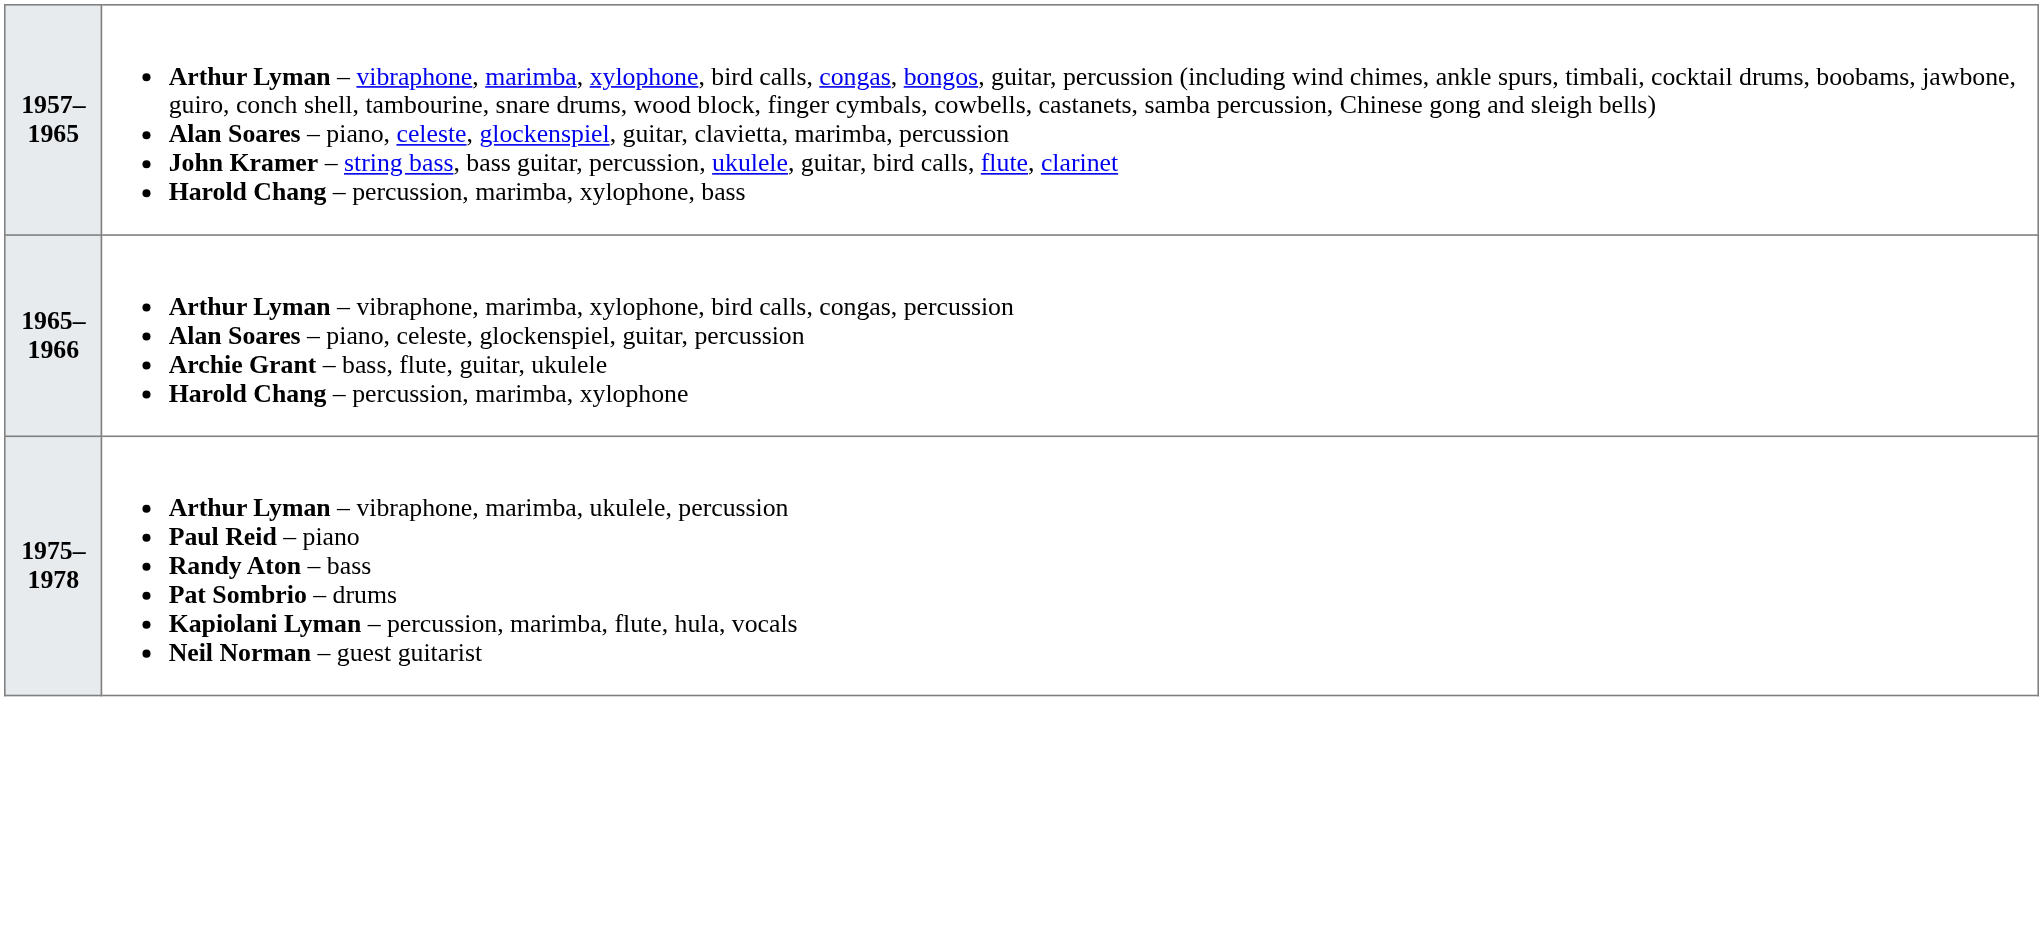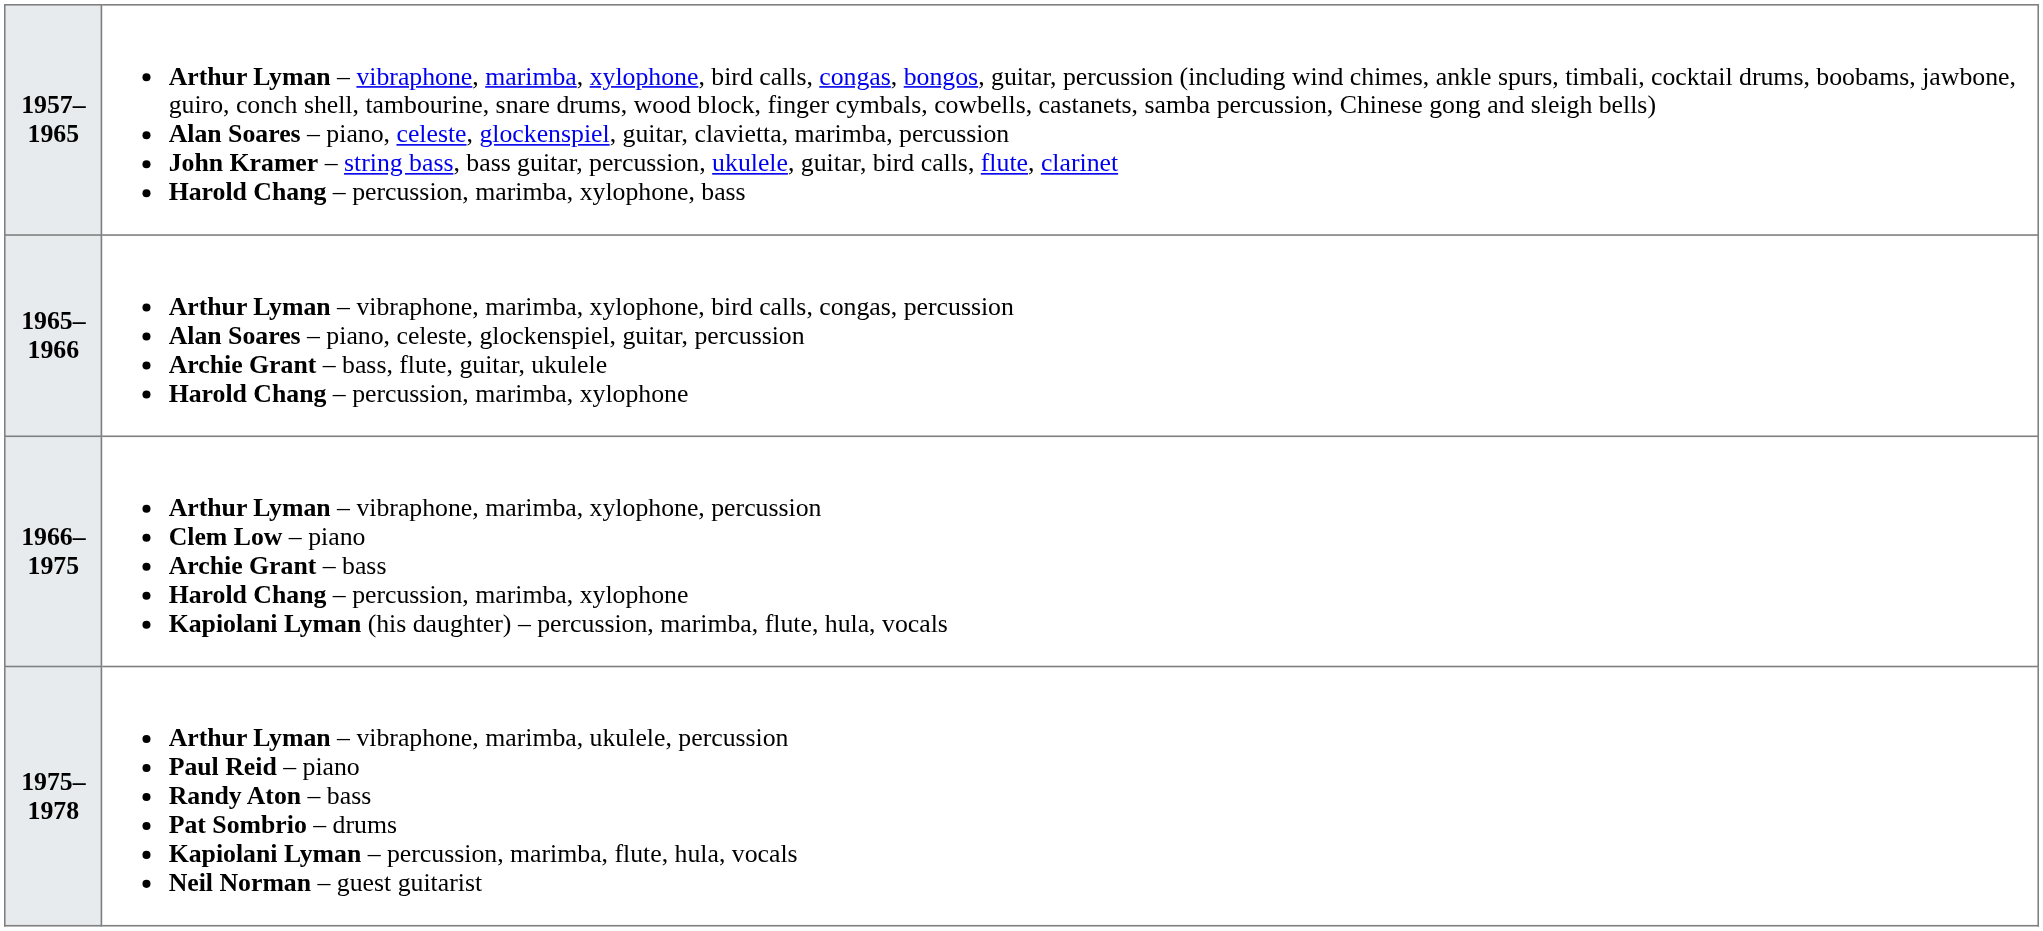+ row: (53, 551)
